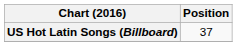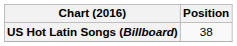(206, 32) 37 -> (206, 32) 38
